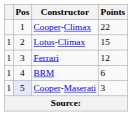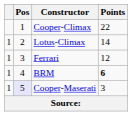(105, 42) 15 -> (105, 42) 14
(103, 73) normal -> (103, 73) bold
